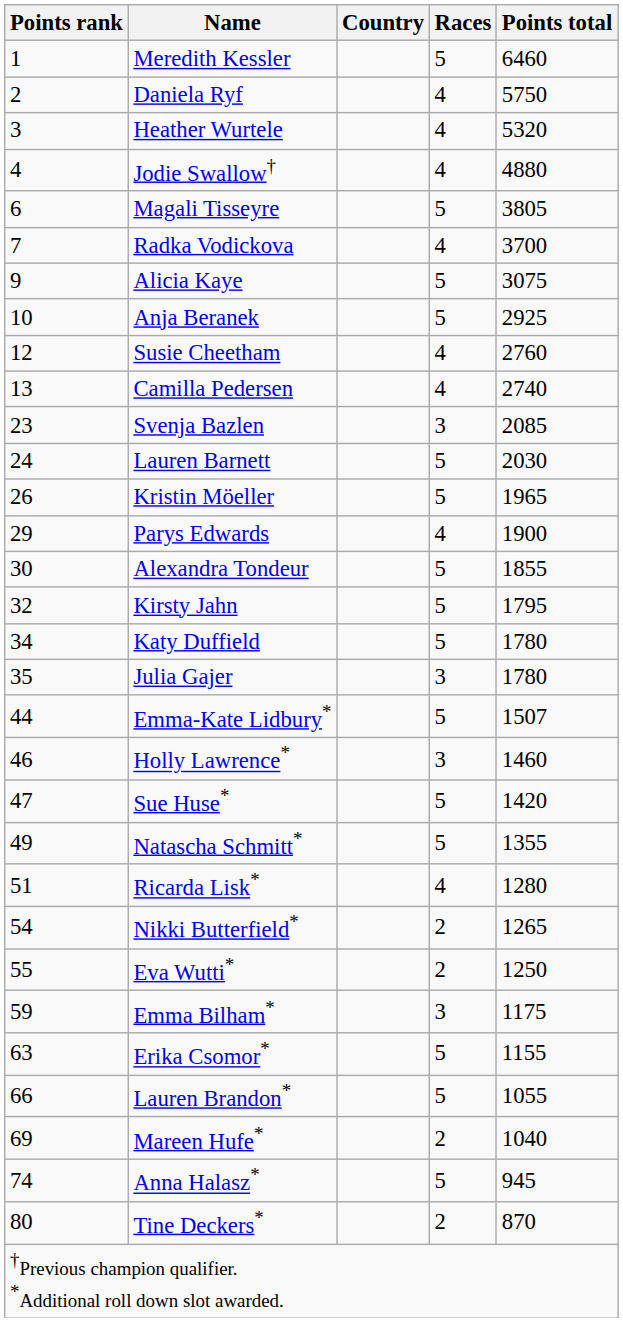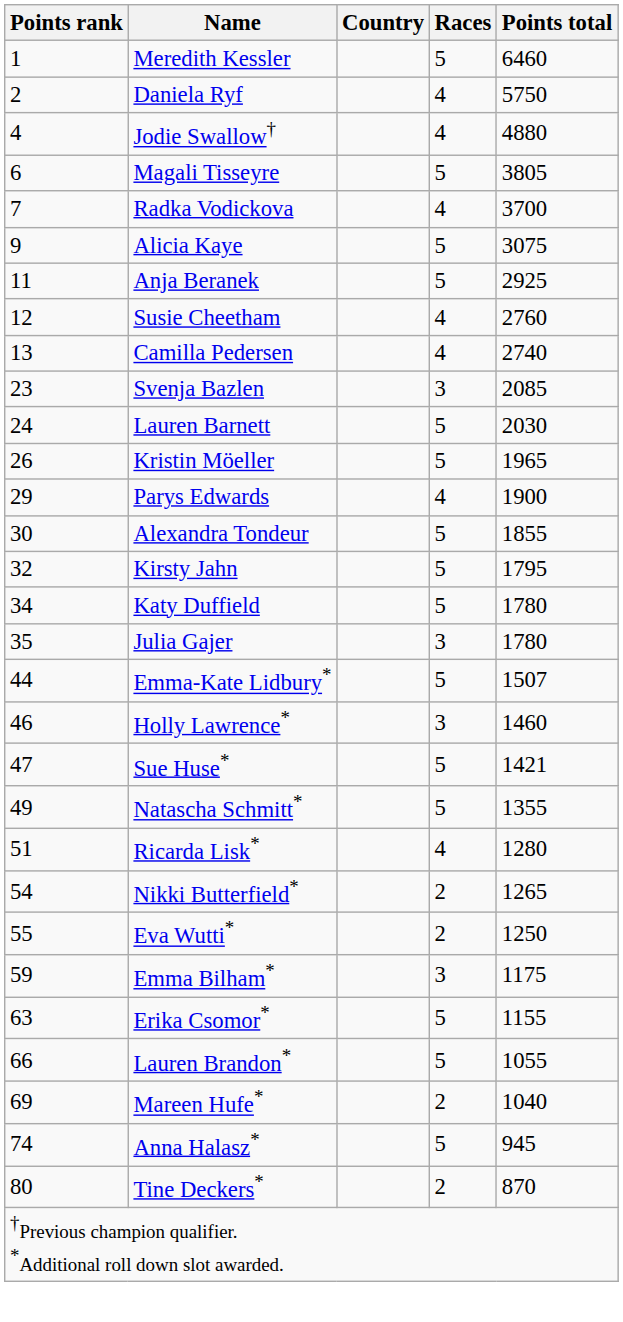- row: (208, 130)
(21, 316) 10 -> (21, 280) 11
(524, 800) 1420 -> (524, 764) 1421
